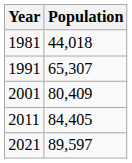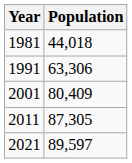(70, 68) 65,307 -> (70, 68) 63,306
(70, 119) 84,405 -> (70, 119) 87,305
